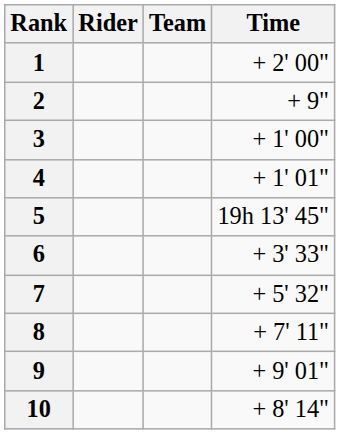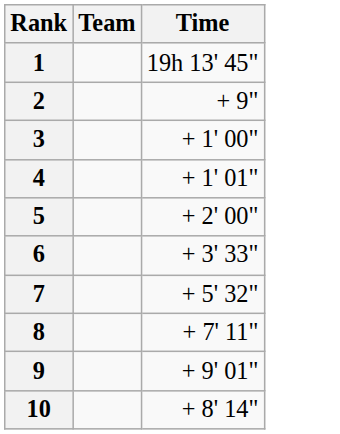- column: (108, 23)
(291, 62) + 2' 00" -> (203, 62) 19h 13' 45"
(273, 216) 19h 13' 45" -> (220, 216) + 2' 00"
